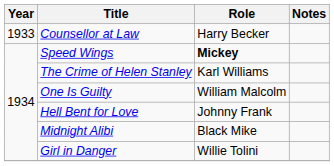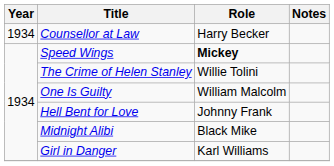(21, 33) 1933 -> (21, 33) 1934
(233, 72) Karl Williams -> (228, 72) Willie Tolini
(228, 151) Willie Tolini -> (233, 151) Karl Williams
